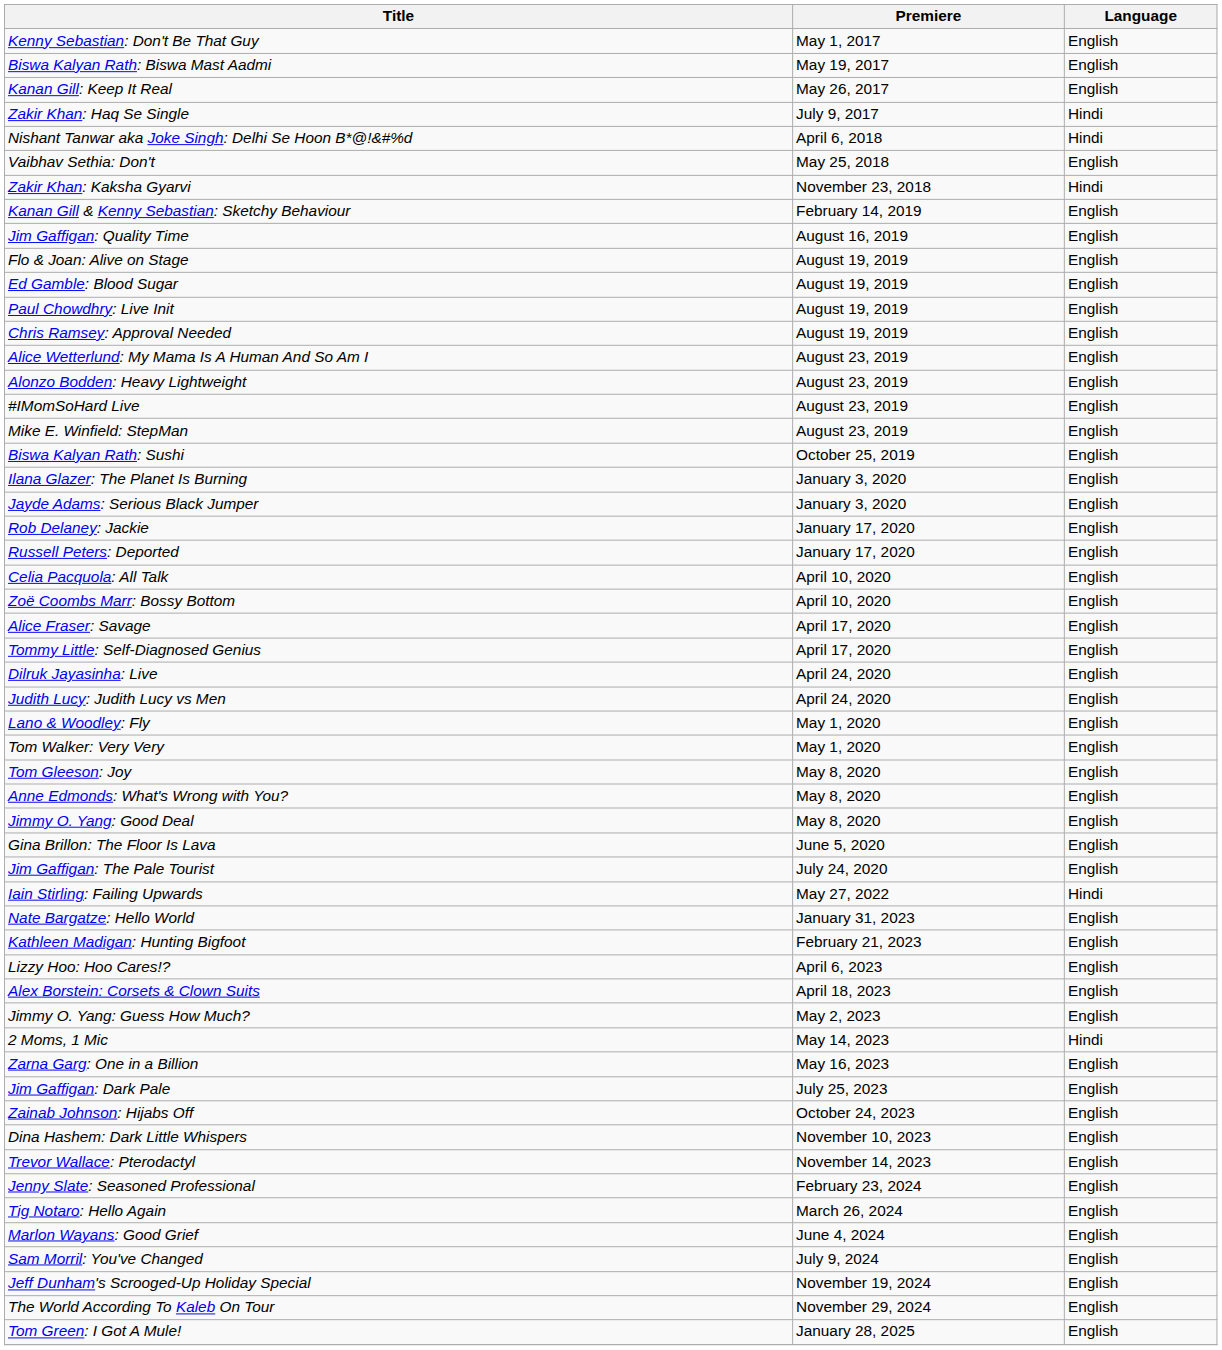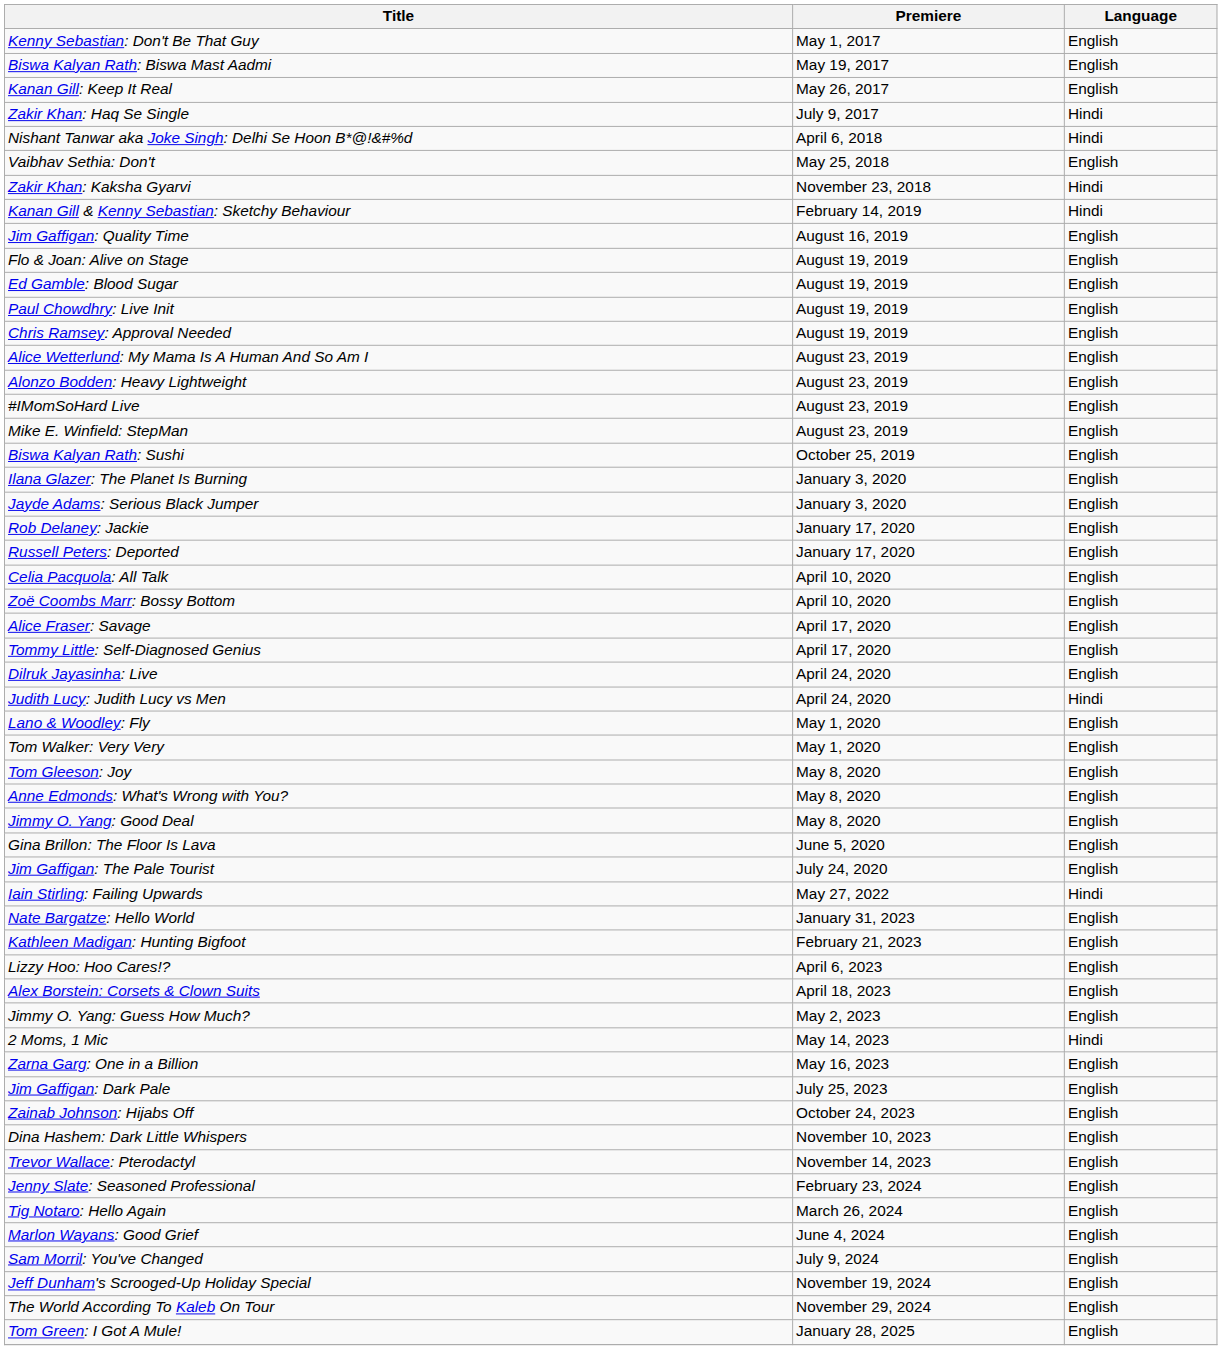(1093, 211) English -> (1086, 211) Hindi
(1093, 698) English -> (1086, 698) Hindi
